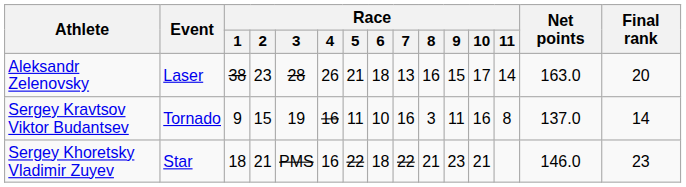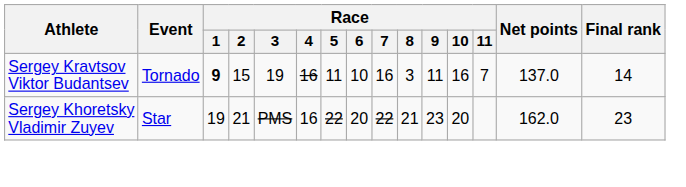- row: (49, 76)
(237, 119) normal -> (216, 76) bold
(507, 119) 8 -> (484, 76) 7
(237, 162) 18 -> (216, 119) 19
(381, 162) 18 -> (359, 119) 20
(482, 162) 21 -> (460, 119) 20
(561, 162) 146.0 -> (539, 119) 162.0
